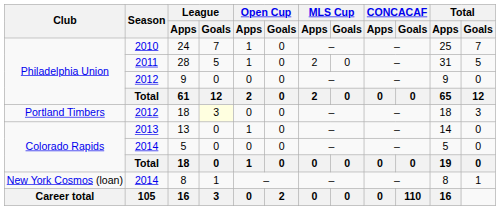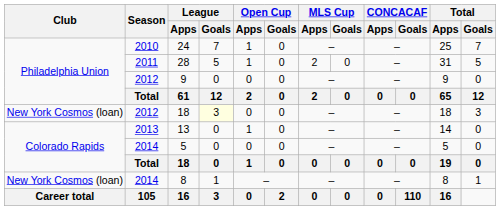(65, 113) Portland Timbers -> (65, 113) New York Cosmos (loan)
